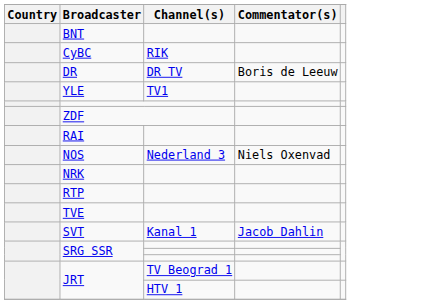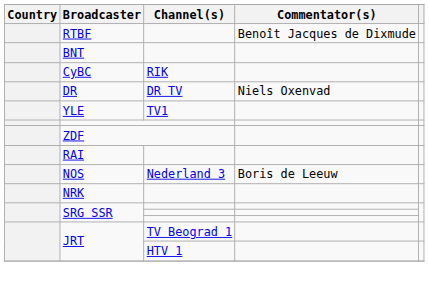+ row: (77, 33)
(288, 72) Boris de Leeuw -> (284, 91) Niels Oxenvad
(284, 155) Niels Oxenvad -> (288, 174) Boris de Leeuw
- row: (73, 193)
- row: (73, 213)
- row: (73, 232)
